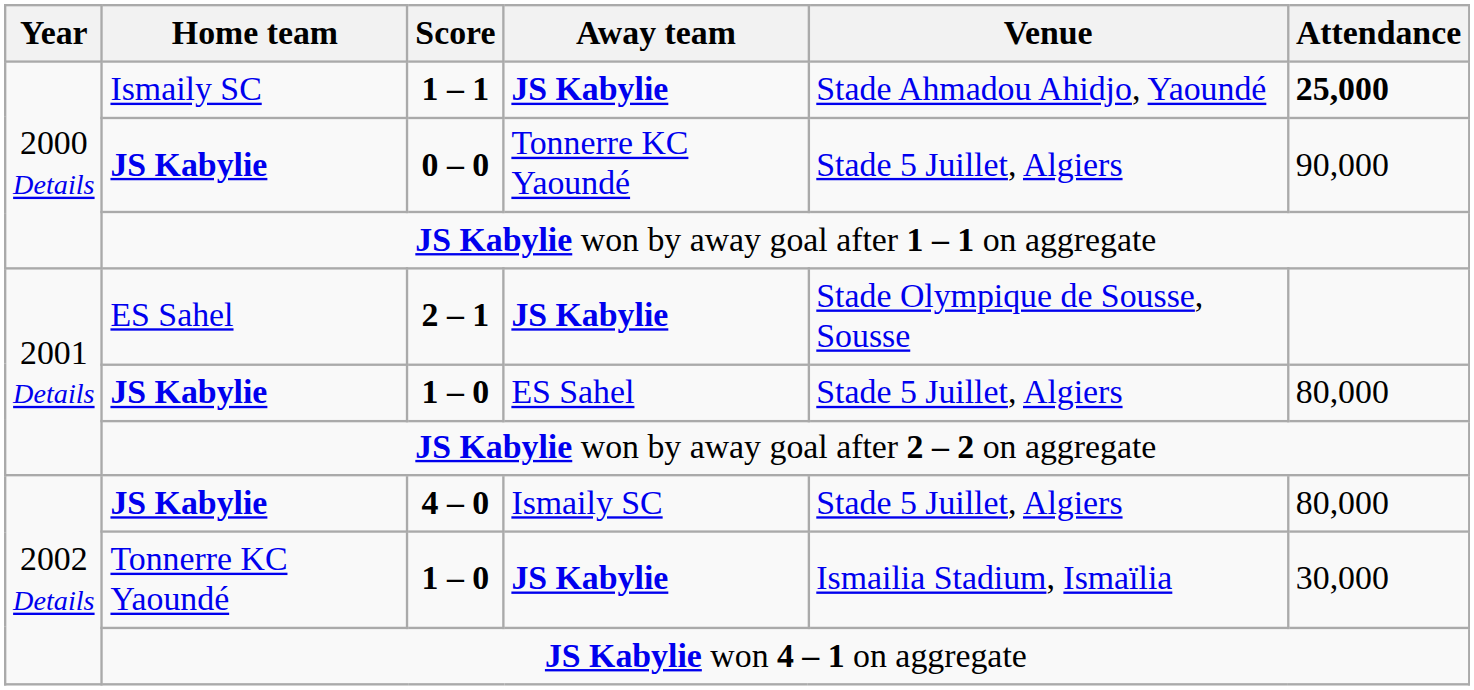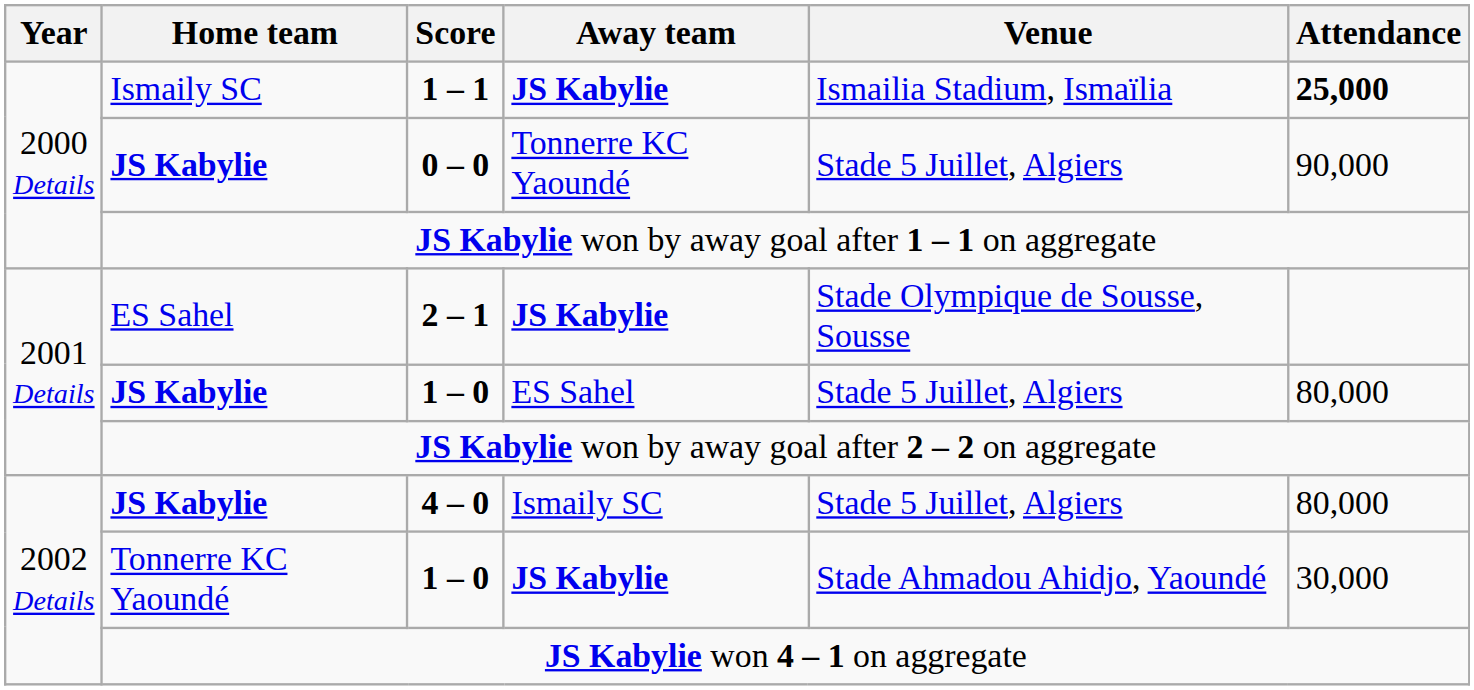(1041, 88) Stade Ahmadou Ahidjo, Yaoundé -> (994, 88) Ismailia Stadium, Ismaïlia
(994, 579) Ismailia Stadium, Ismaïlia -> (1041, 579) Stade Ahmadou Ahidjo, Yaoundé
